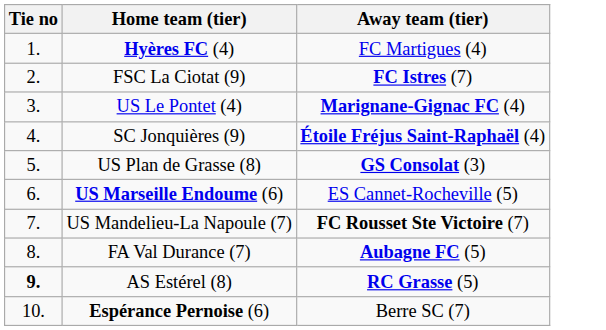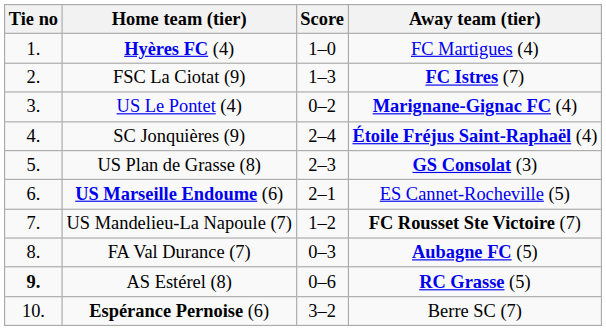+ column: (322, 19)
